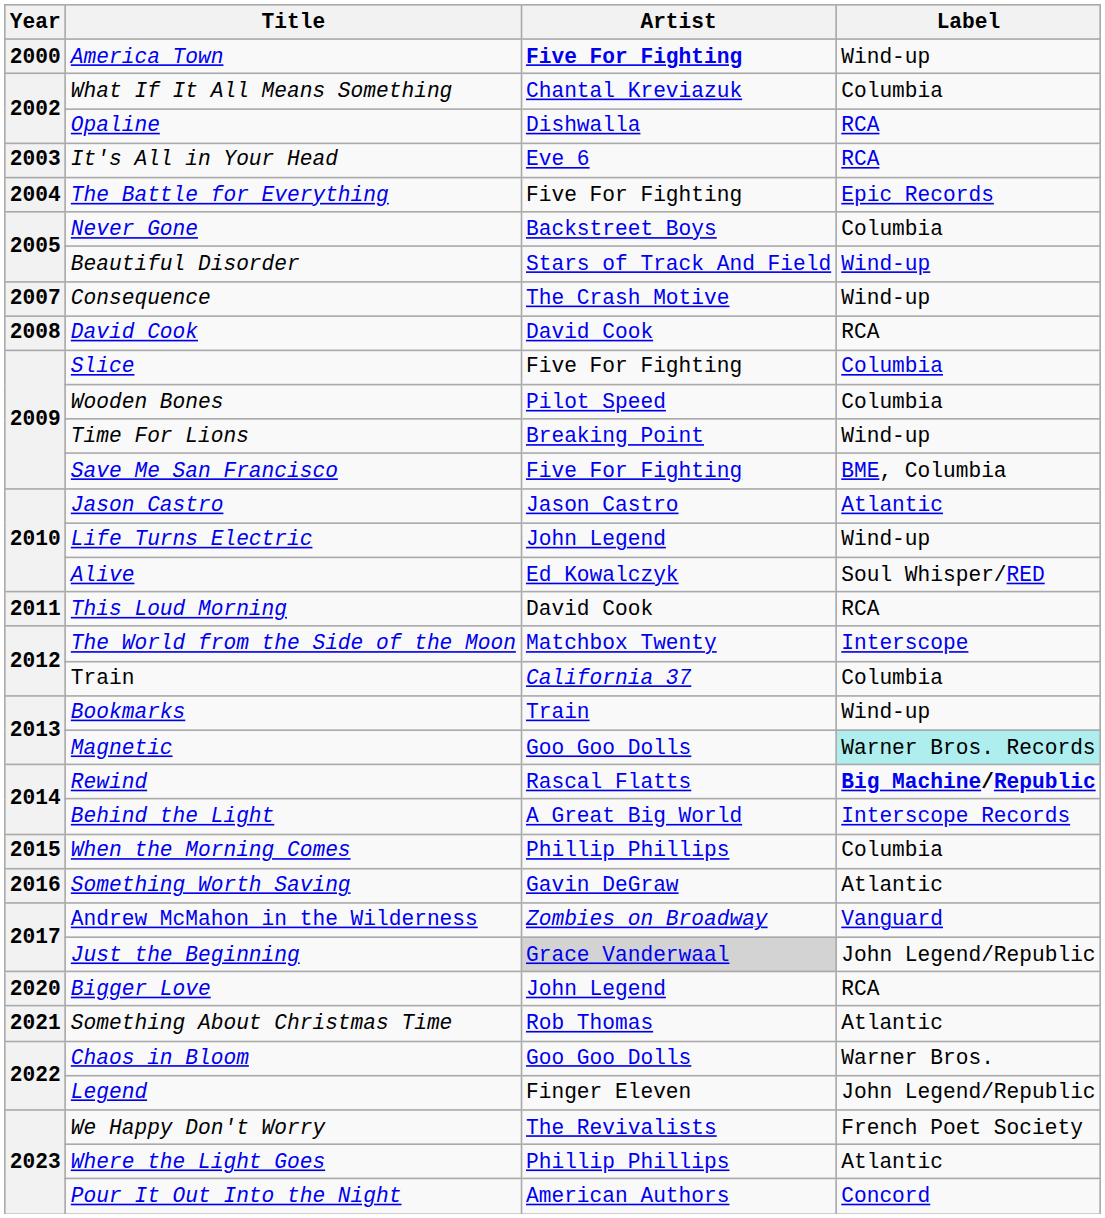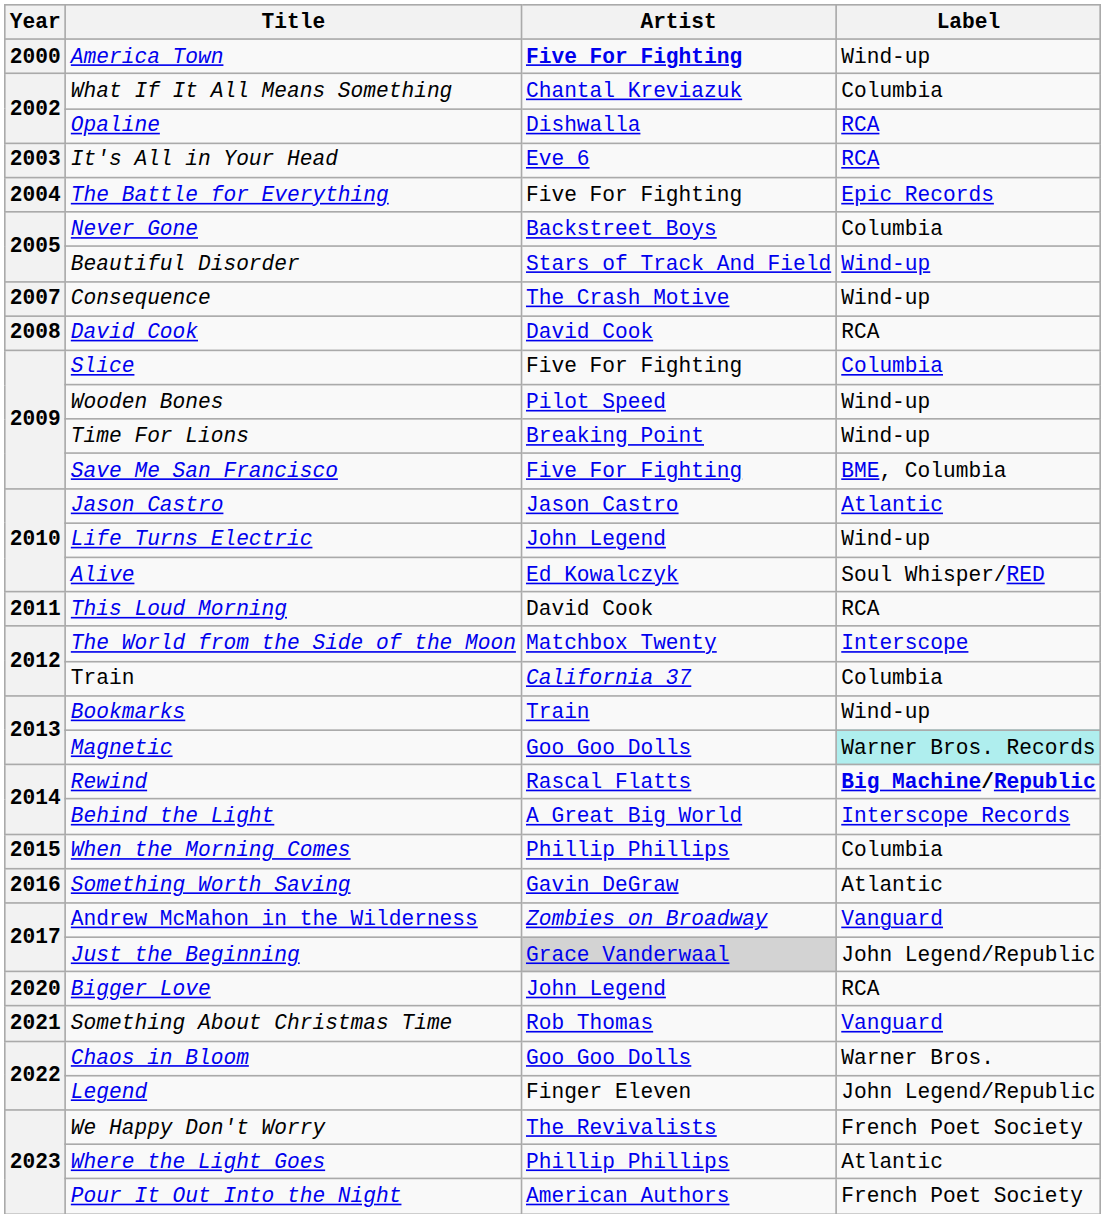(892, 402) Columbia -> (886, 402) Wind-up
(892, 1024) Atlantic -> (892, 1024) Vanguard
(886, 1196) Concord -> (962, 1196) French Poet Society
